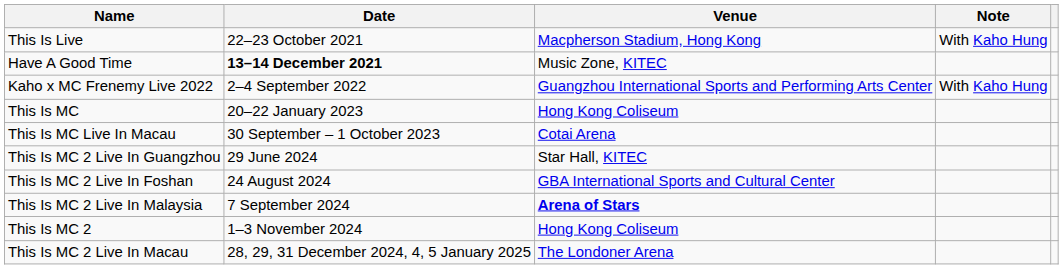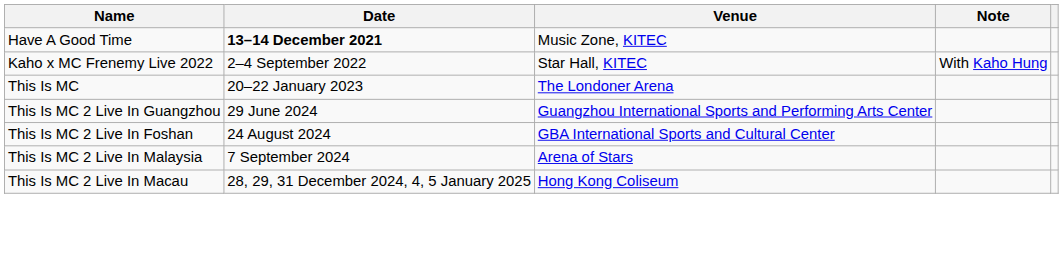- row: (46, 39)
(735, 87) Guangzhou International Sports and Performing Arts Center -> (592, 63) Star Hall, KITEC
(608, 110) Hong Kong Coliseum -> (606, 87) The Londoner Arena
- row: (92, 134)
(592, 157) Star Hall, KITEC -> (735, 110) Guangzhou International Sports and Performing Arts Center
(589, 205) bold -> (585, 157) normal
- row: (50, 228)
(606, 252) The Londoner Arena -> (608, 181) Hong Kong Coliseum
